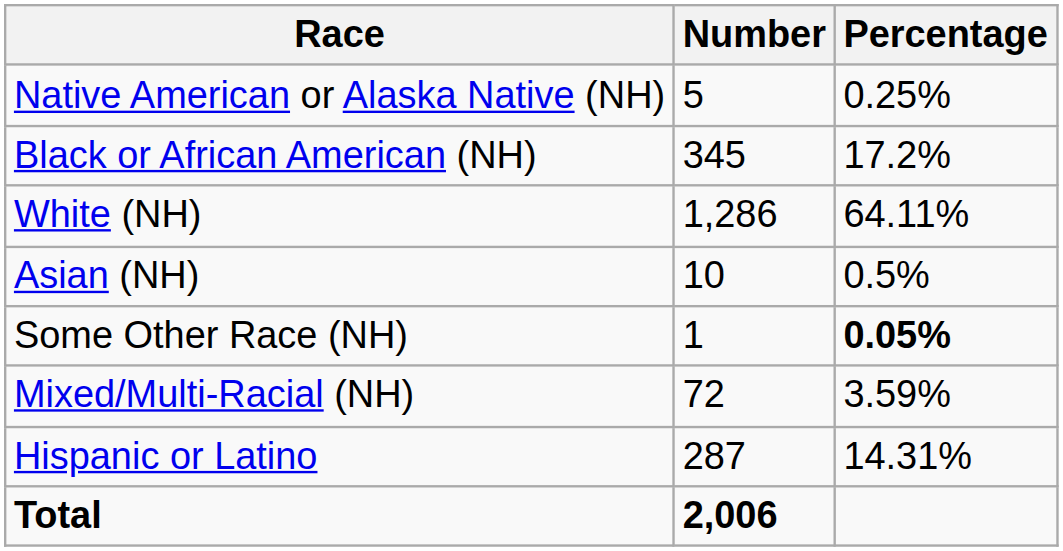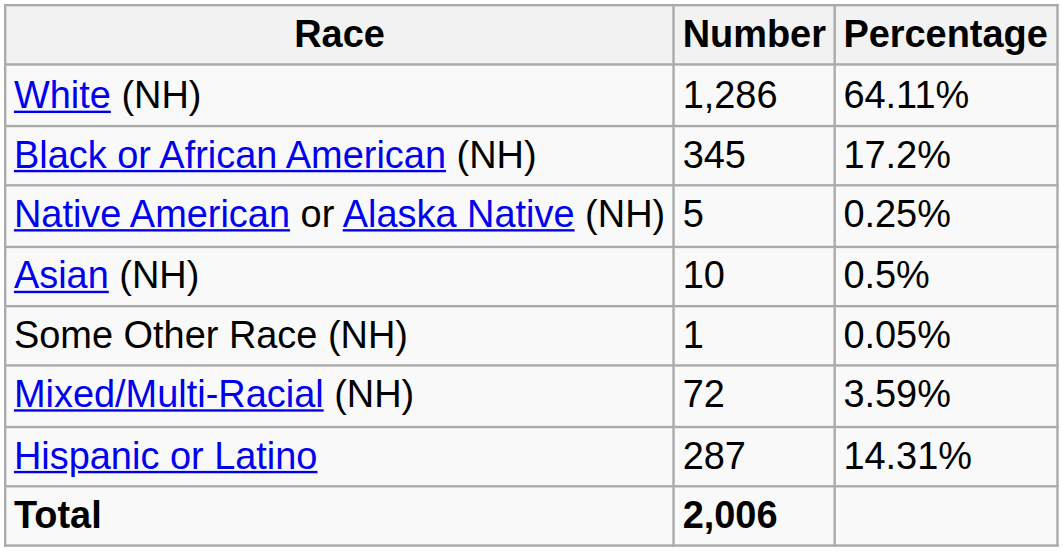rows swapped: (108, 214) <-> (340, 94)
(897, 335) bold -> (897, 335) normal
